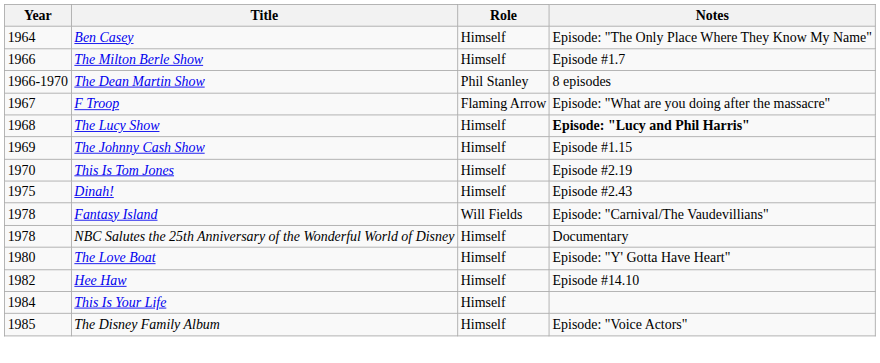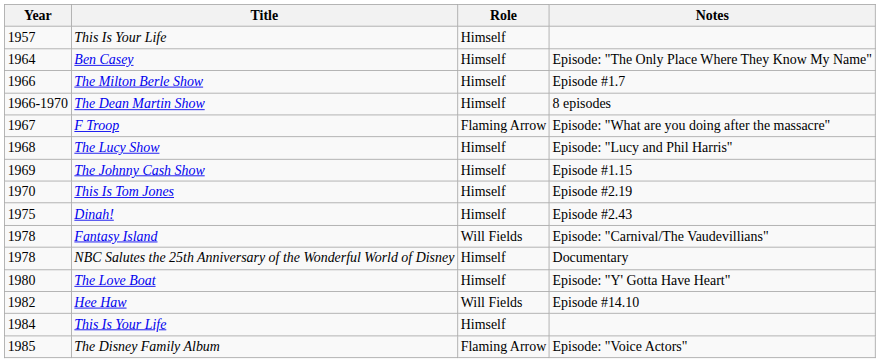+ row: (22, 37)
(495, 81) Phil Stanley -> (483, 103) Himself
(651, 125) bold -> (643, 147) normal
(483, 280) Himself -> (492, 302) Will Fields
(483, 324) Himself -> (503, 346) Flaming Arrow
